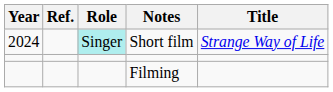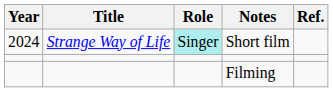columns swapped: (263, 16) <-> (60, 16)
